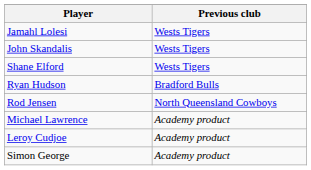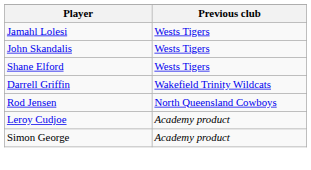- row: (36, 85)
+ row: (38, 85)
- row: (47, 120)
